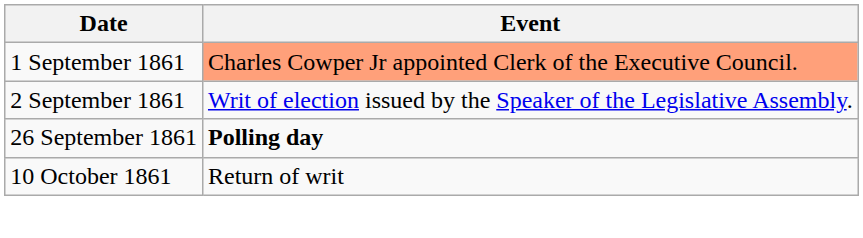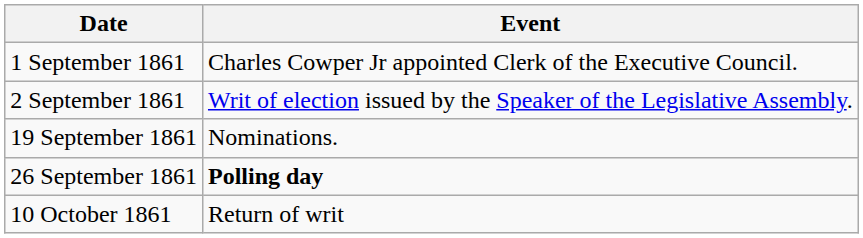(503, 61) lightsalmon background -> (503, 61) no background
+ row: (104, 137)
